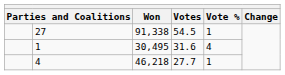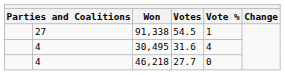(38, 47) 1 -> (38, 47) 4
(209, 62) 1 -> (209, 62) 0
